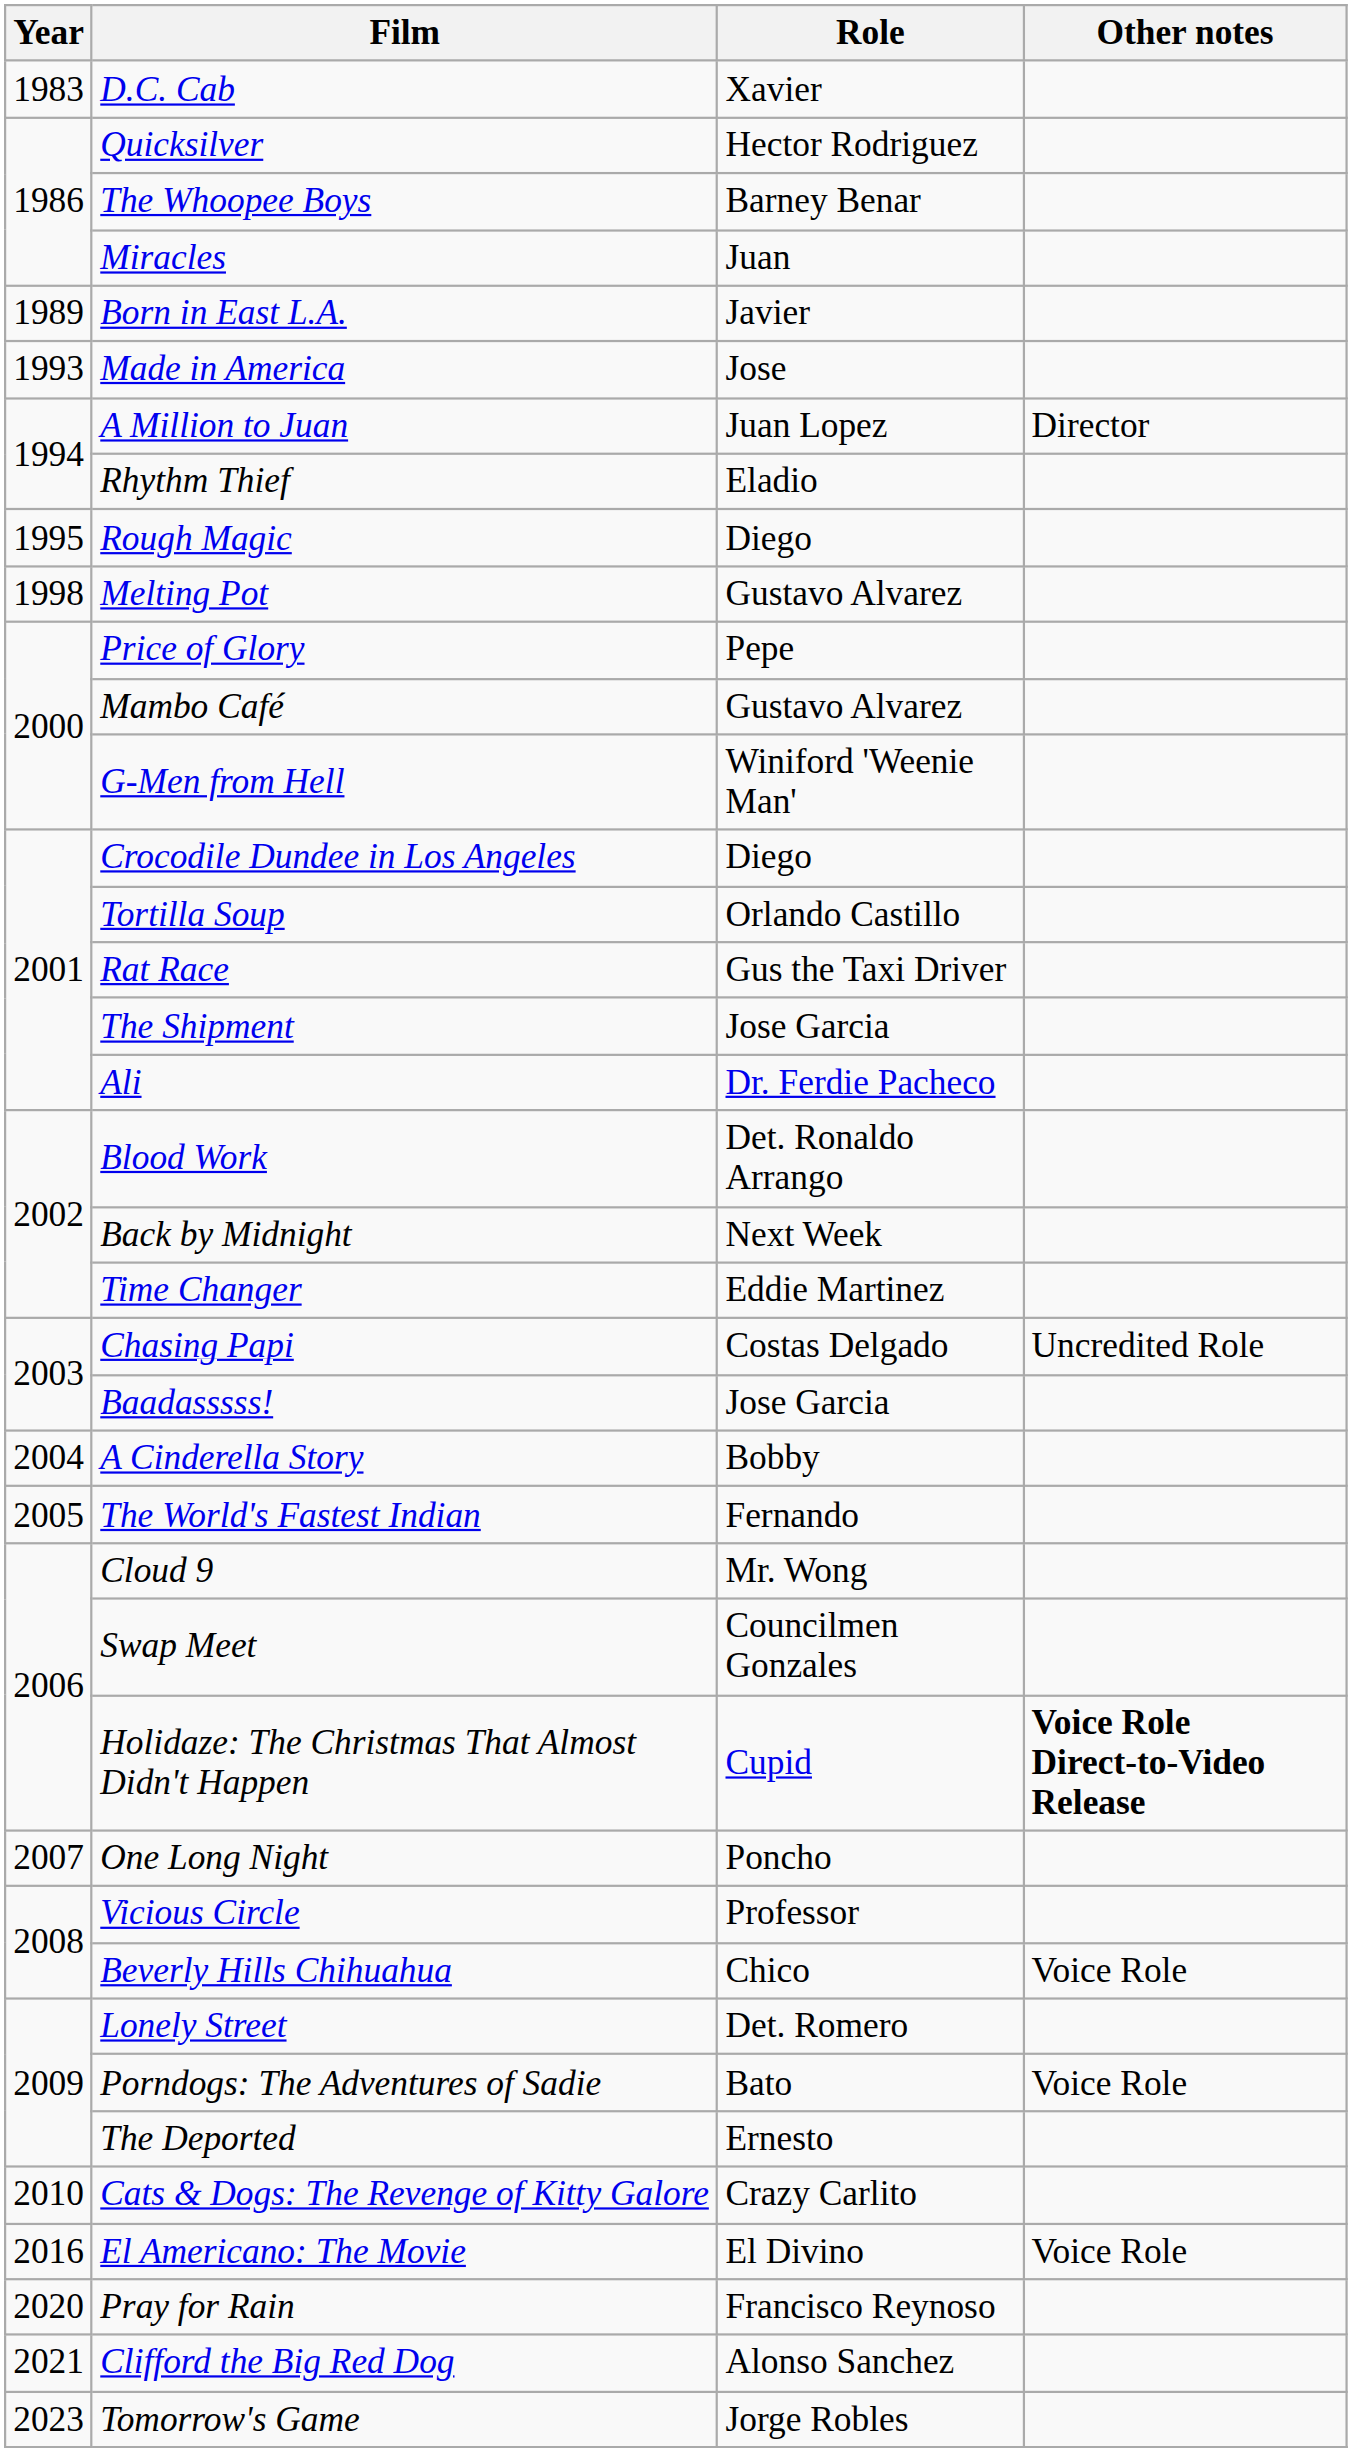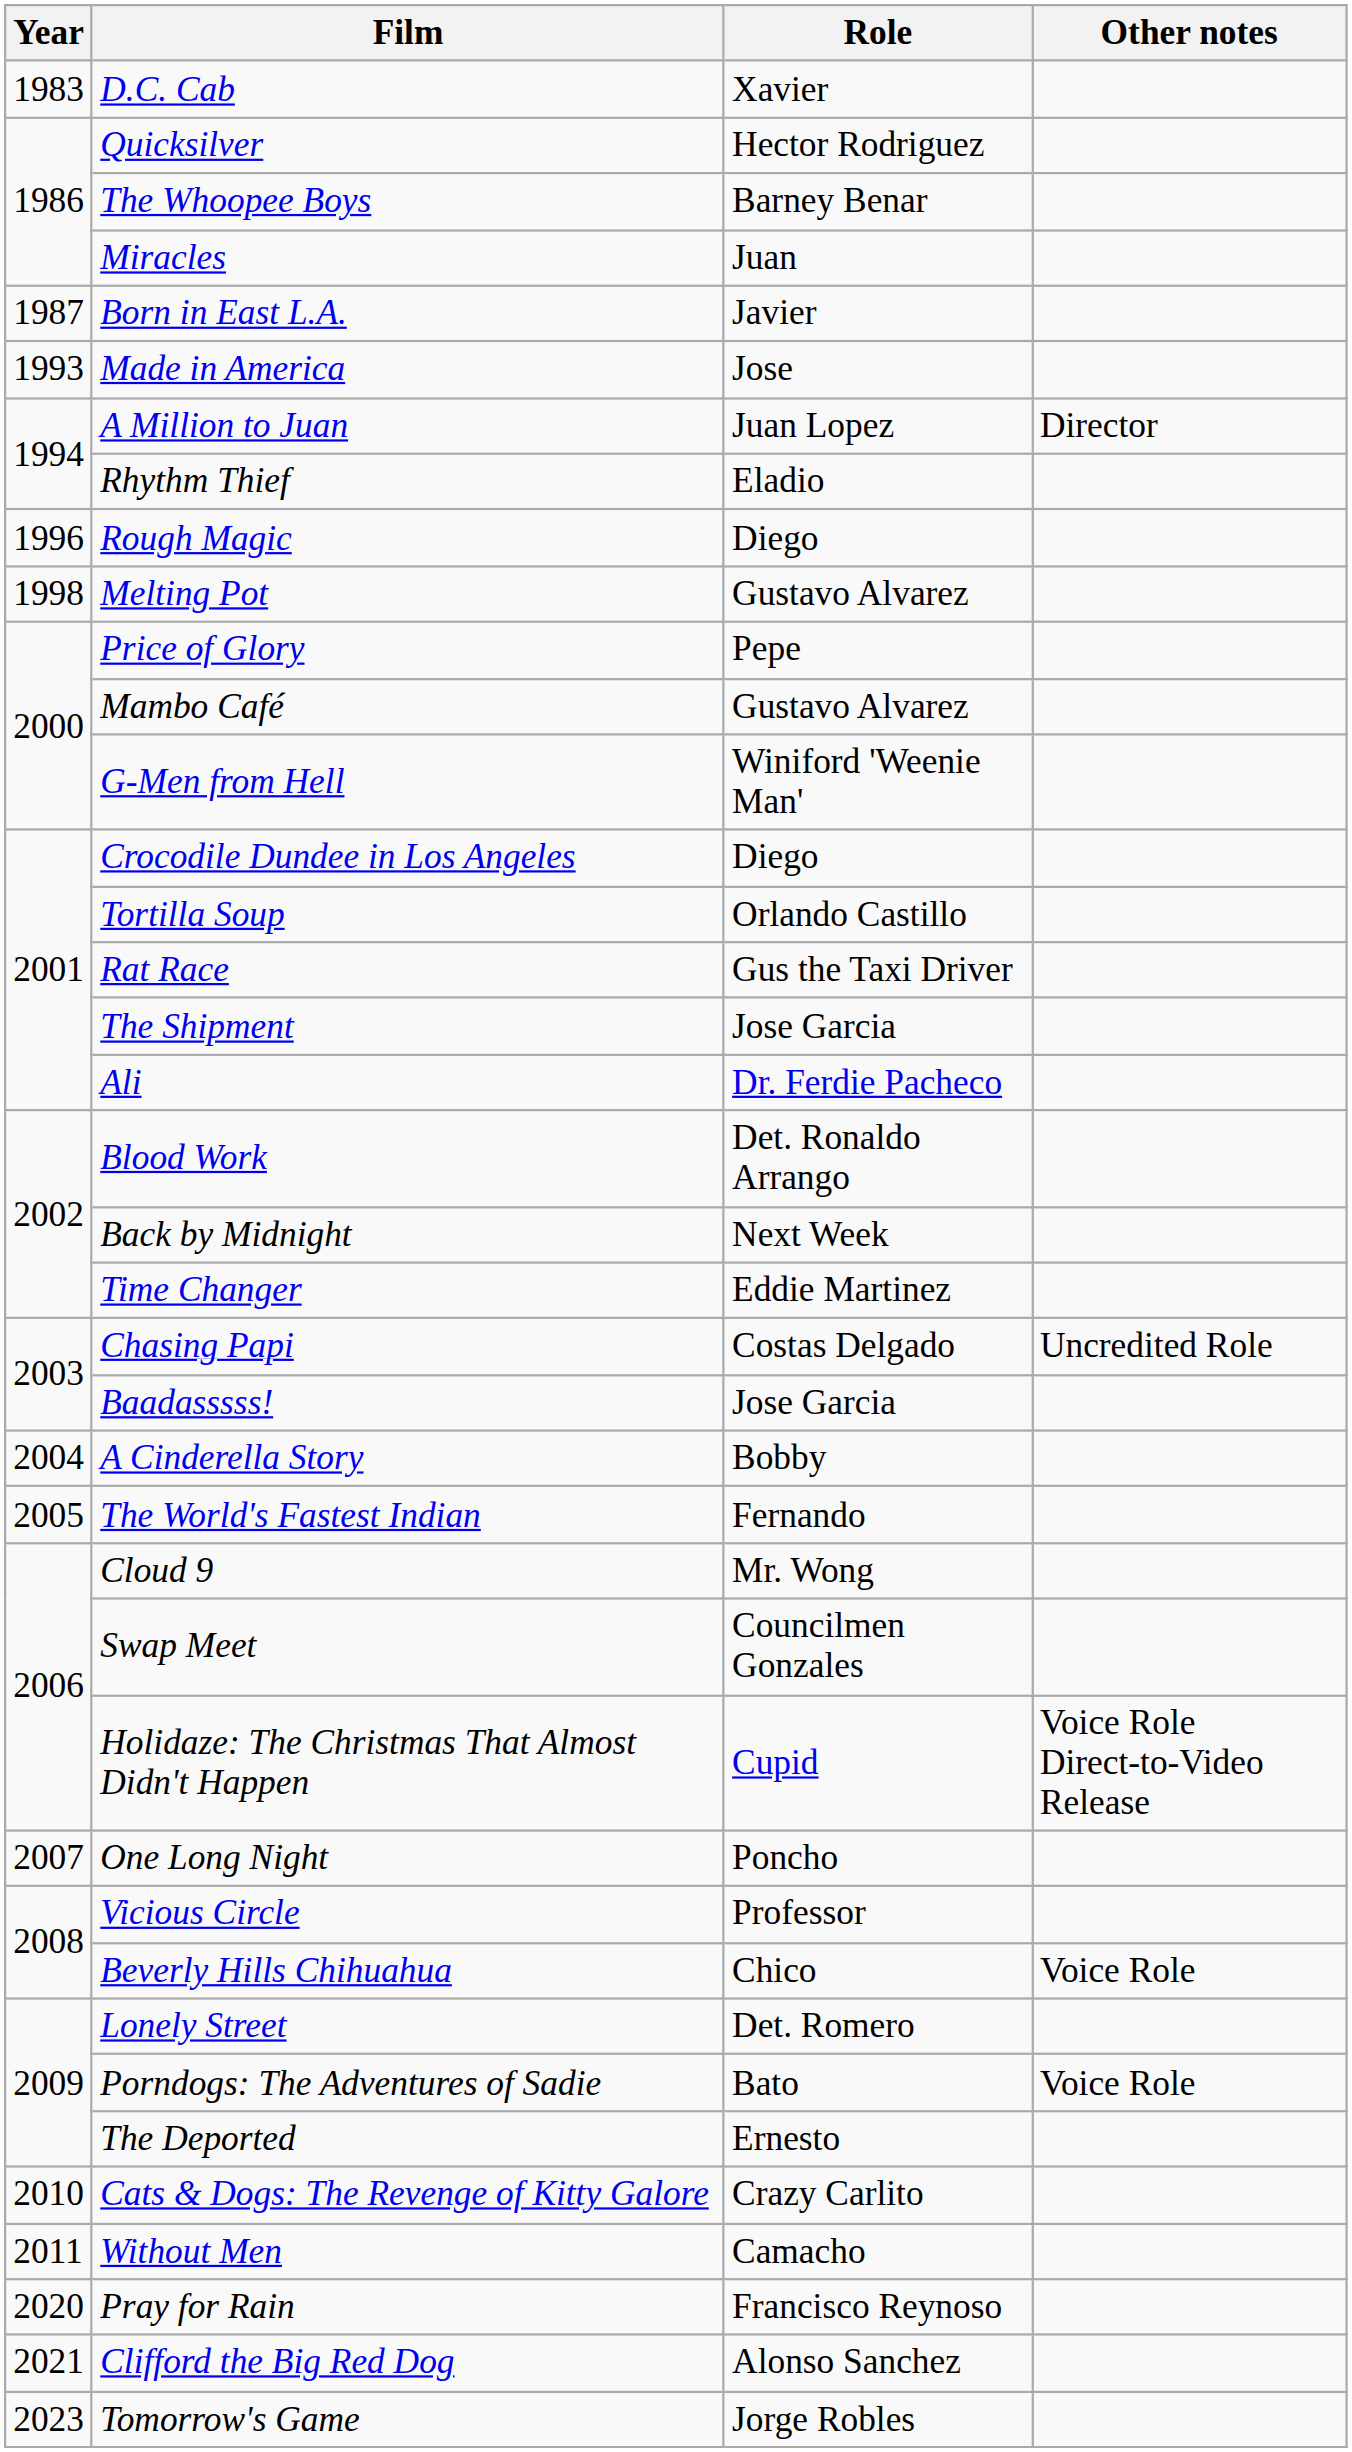(49, 312) 1989 -> (49, 312) 1987
(49, 537) 1995 -> (49, 537) 1996
(1148, 1761) bold -> (1152, 1761) normal
+ row: (191, 2250)
- row: (283, 2250)
